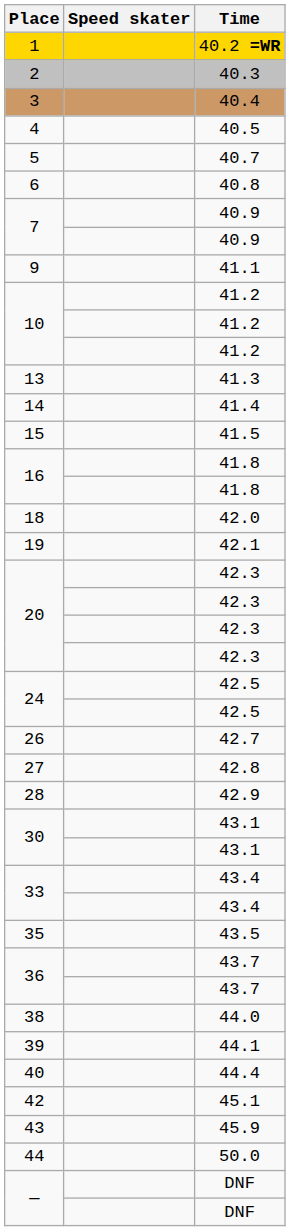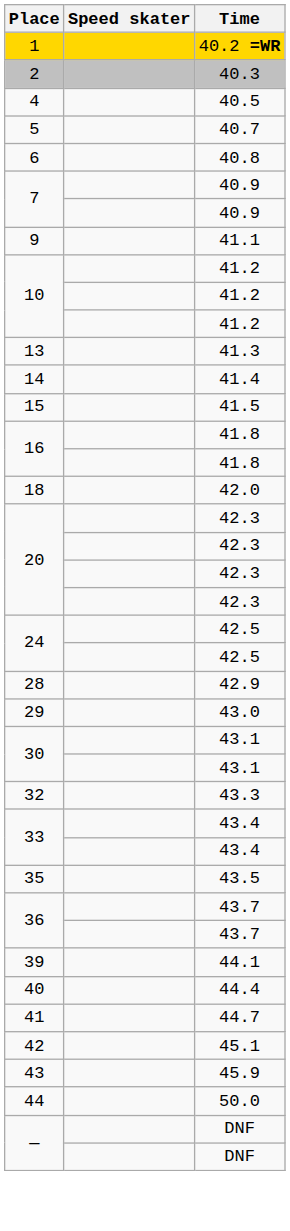- row: (34, 102)
- row: (34, 546)
- row: (34, 740)
- row: (34, 768)
+ row: (34, 712)
+ row: (34, 796)
- row: (34, 1018)
+ row: (34, 1018)
